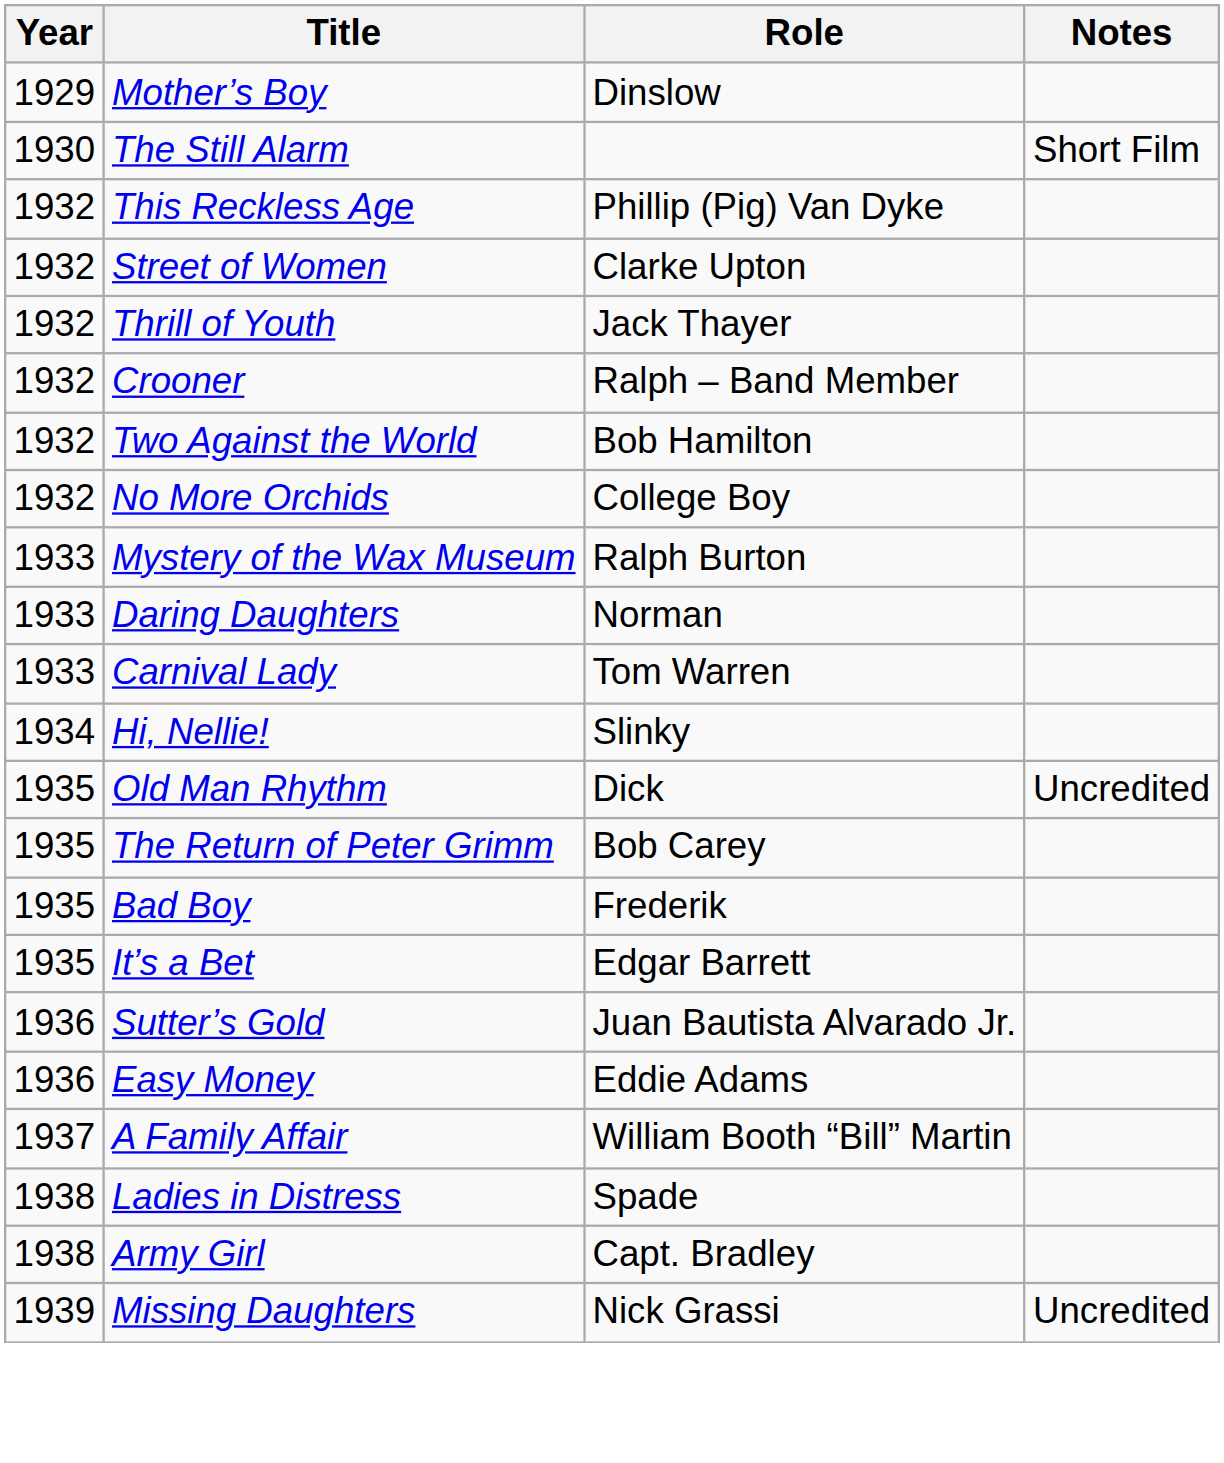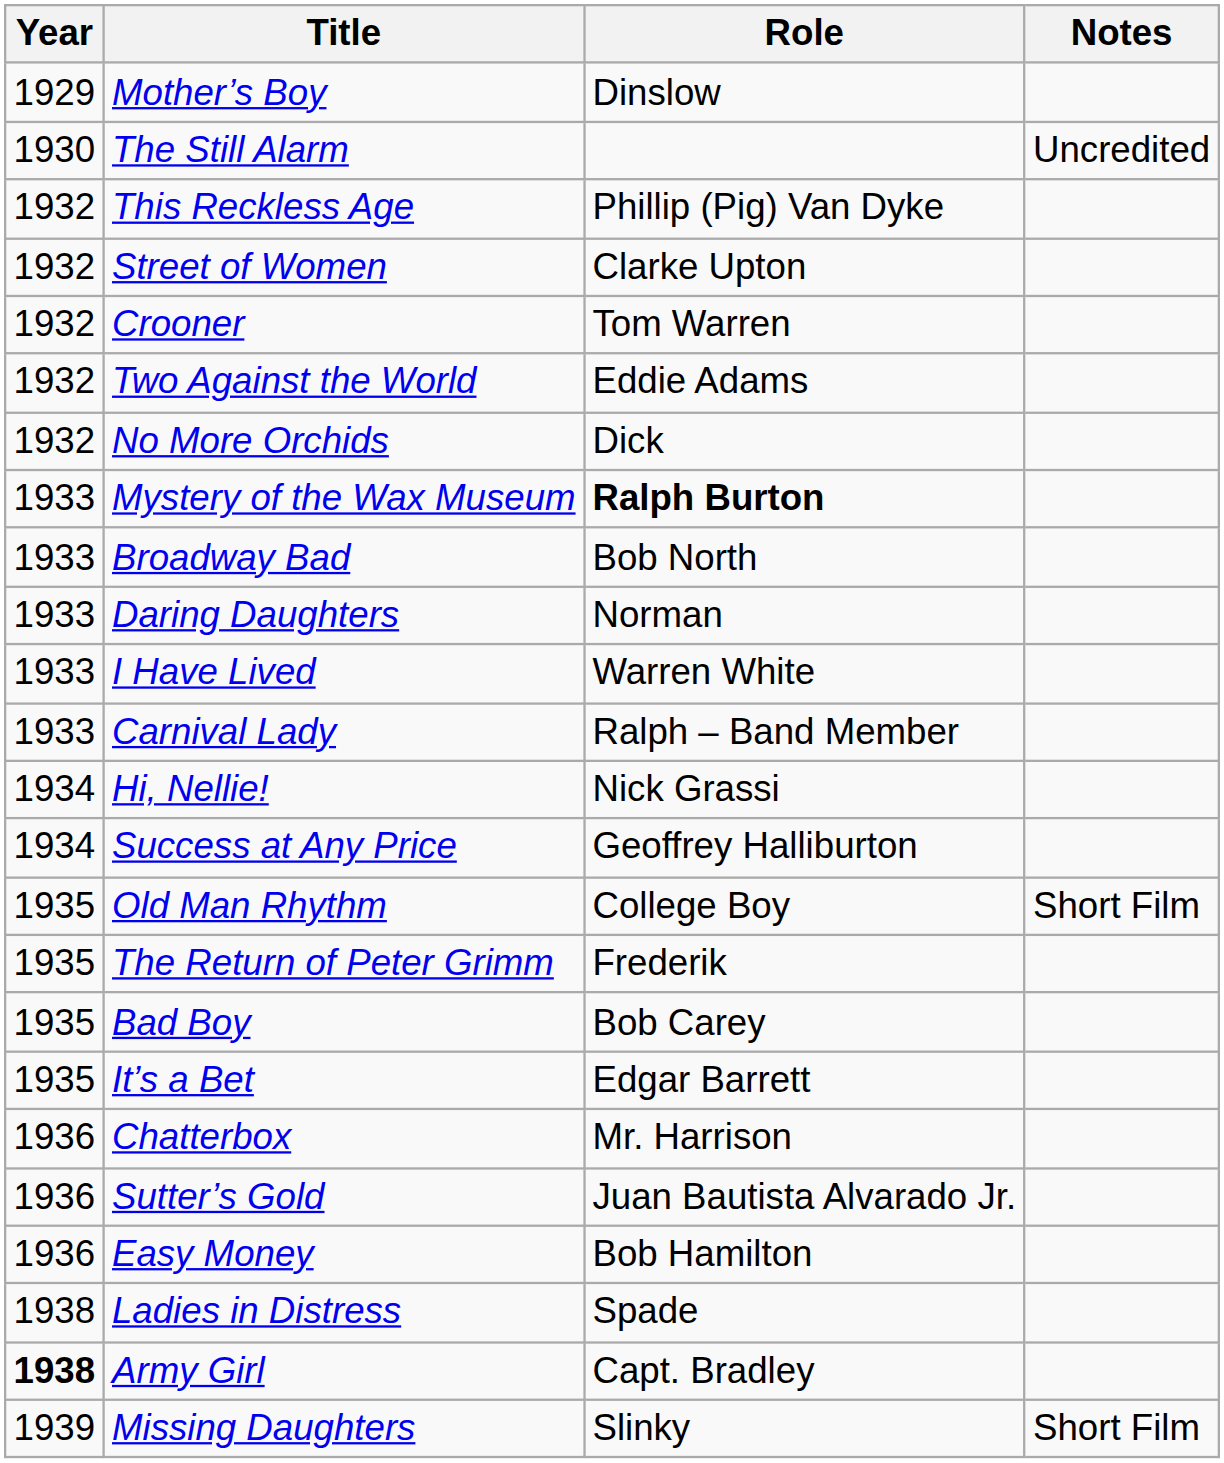(1116, 149) Short Film -> (1122, 149) Uncredited
- row: (224, 324)
(776, 382) Ralph – Band Member -> (692, 324) Tom Warren
(702, 440) Bob Hamilton -> (700, 382) Eddie Adams
(691, 498) College Boy -> (628, 440) Dick
(699, 556) normal -> (708, 498) bold
+ row: (231, 556)
+ row: (214, 672)
(692, 672) Tom Warren -> (776, 730) Ralph – Band Member
(641, 730) Slinky -> (686, 788) Nick Grassi
+ row: (284, 847)
(628, 788) Dick -> (691, 905) College Boy
(1122, 788) Uncredited -> (1116, 905) Short Film
(679, 847) Bob Carey -> (660, 963) Frederik
(660, 905) Frederik -> (679, 1021) Bob Carey
+ row: (202, 1137)
(700, 1079) Eddie Adams -> (702, 1253) Bob Hamilton
- row: (230, 1137)
(54, 1253) normal -> (54, 1370) bold
(686, 1311) Nick Grassi -> (641, 1428) Slinky
(1122, 1311) Uncredited -> (1116, 1428) Short Film
